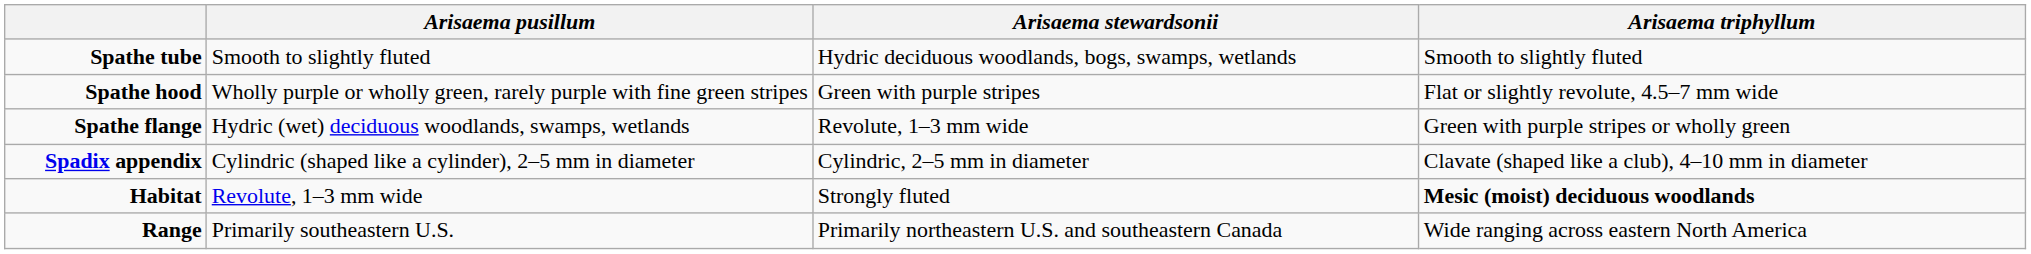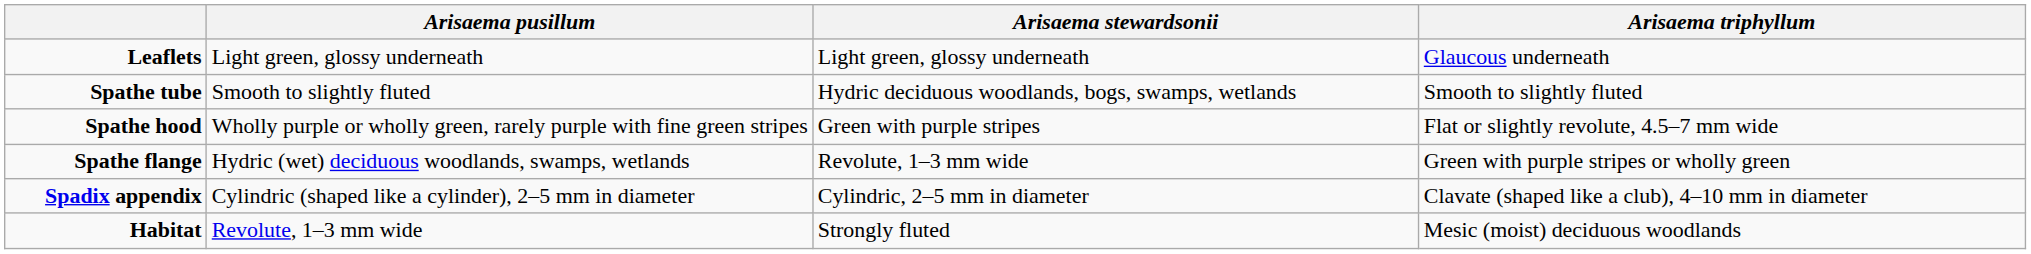+ row: (165, 56)
(1589, 195) bold -> (1582, 230) normal
- row: (172, 230)
